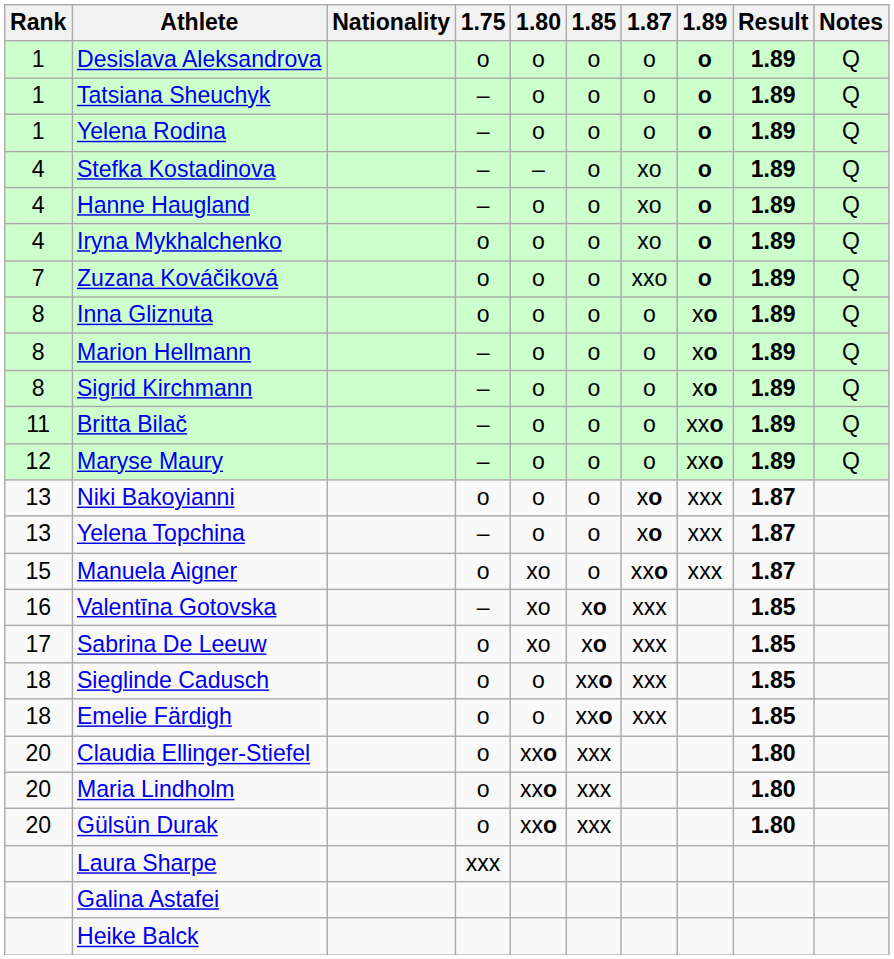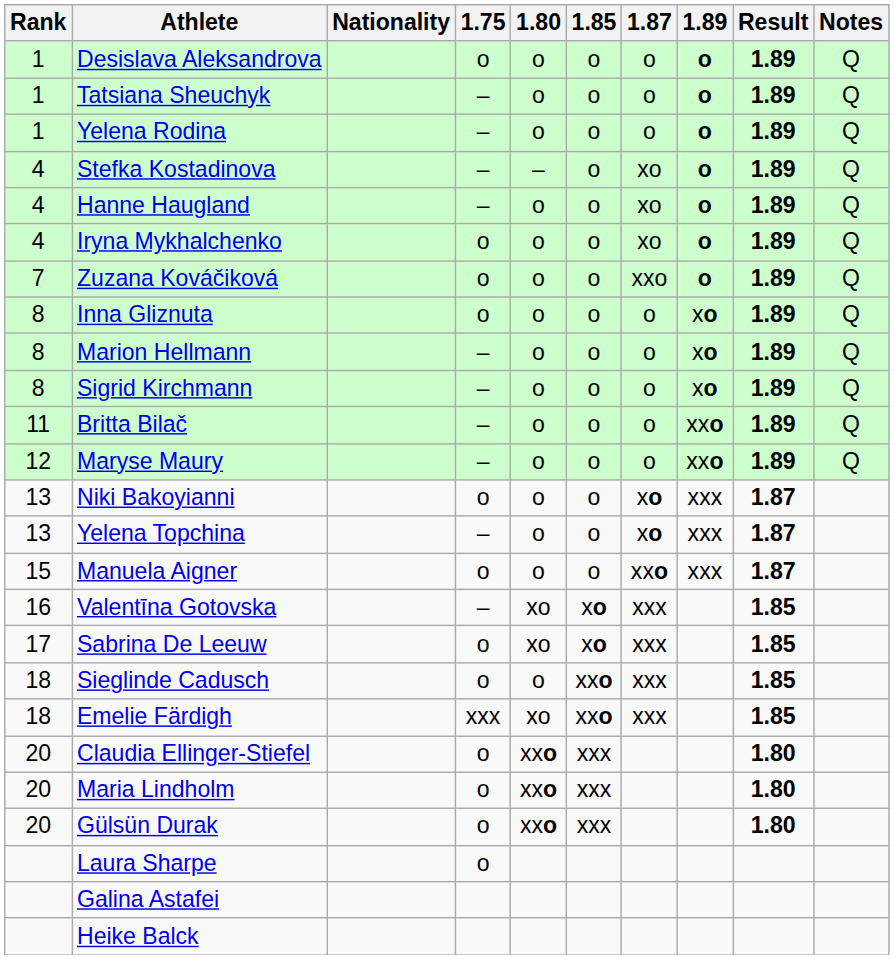(539, 570) xo -> (539, 570) o
(483, 717) o -> (483, 717) xxx
(539, 717) o -> (539, 717) xo
(483, 863) xxx -> (483, 863) o
